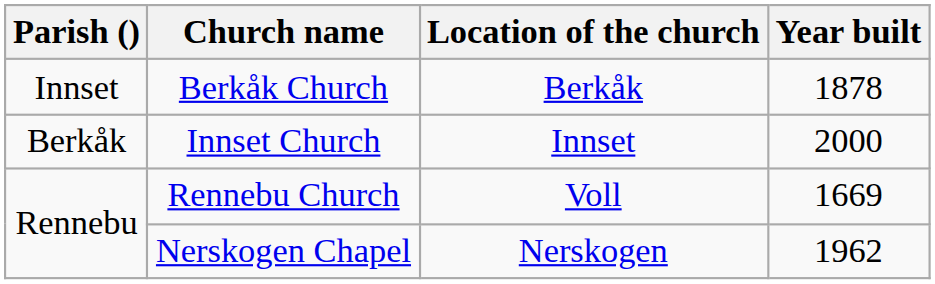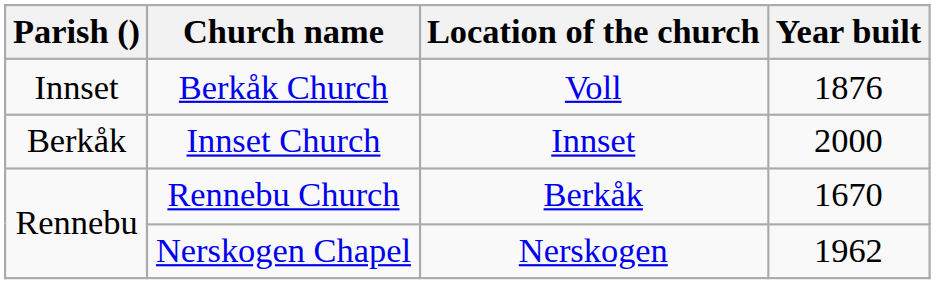(593, 86) Berkåk -> (593, 86) Voll
(848, 86) 1878 -> (848, 86) 1876
(593, 195) Voll -> (593, 195) Berkåk
(848, 195) 1669 -> (848, 195) 1670
